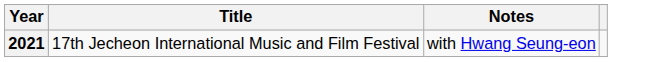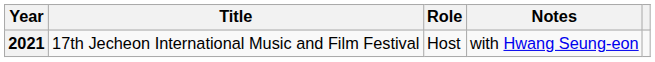+ column: (445, 17)
